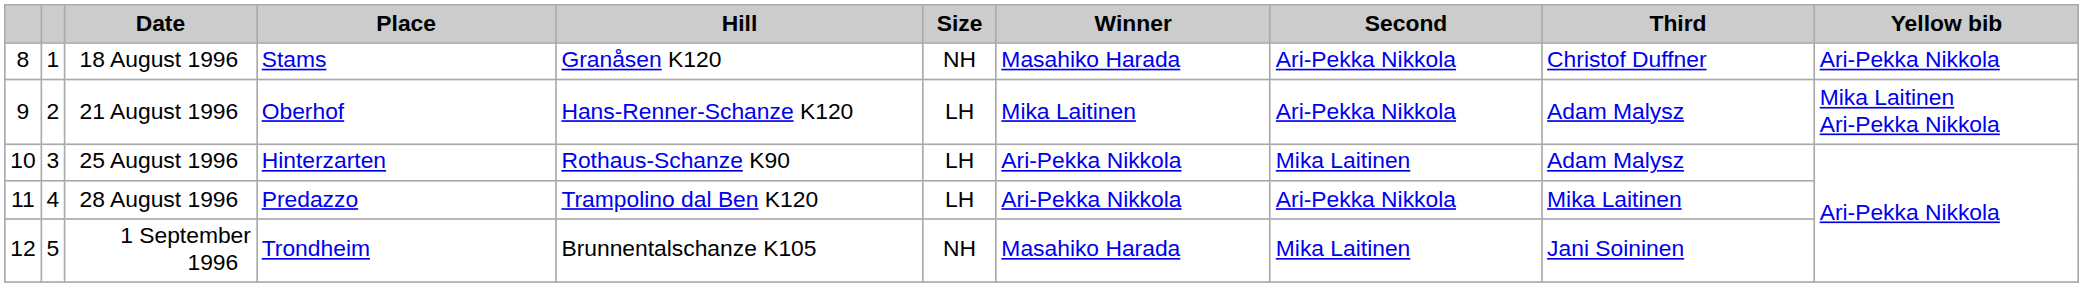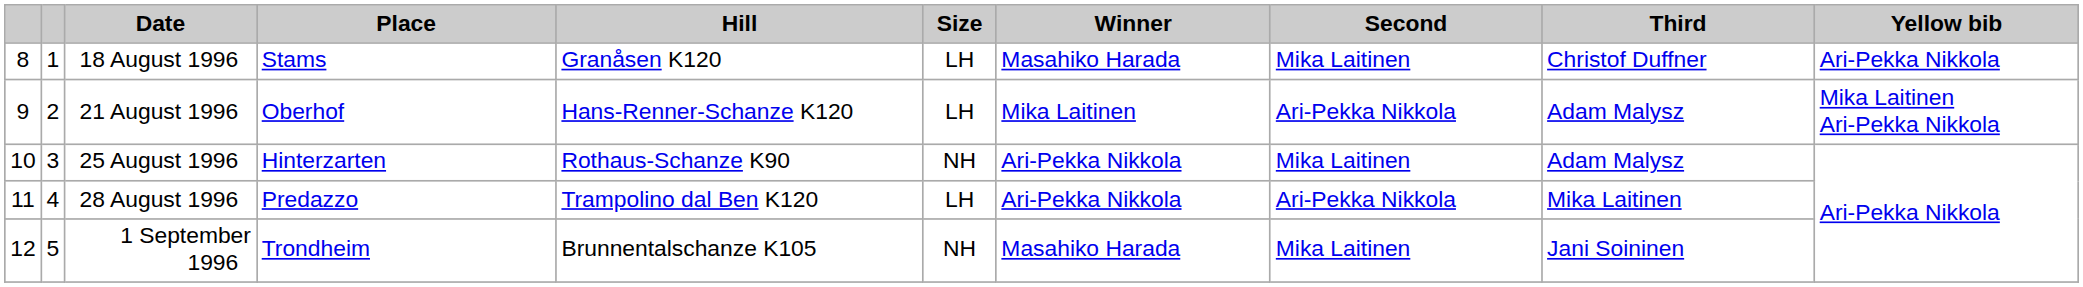(960, 60) NH -> (960, 60) LH
(1366, 60) Ari-Pekka Nikkola -> (1343, 60) Mika Laitinen
(960, 161) LH -> (960, 161) NH
